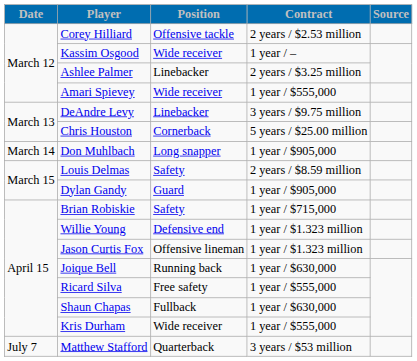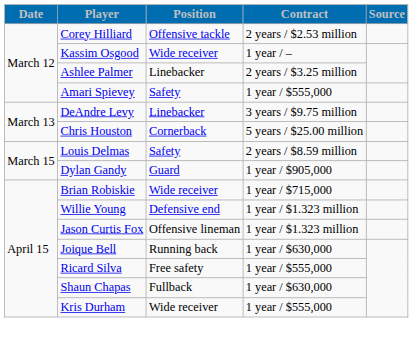(188, 92) Wide receiver -> (165, 92) Safety
- row: (98, 151)
(169, 209) Safety -> (183, 190) Wide receiver
- row: (104, 346)
